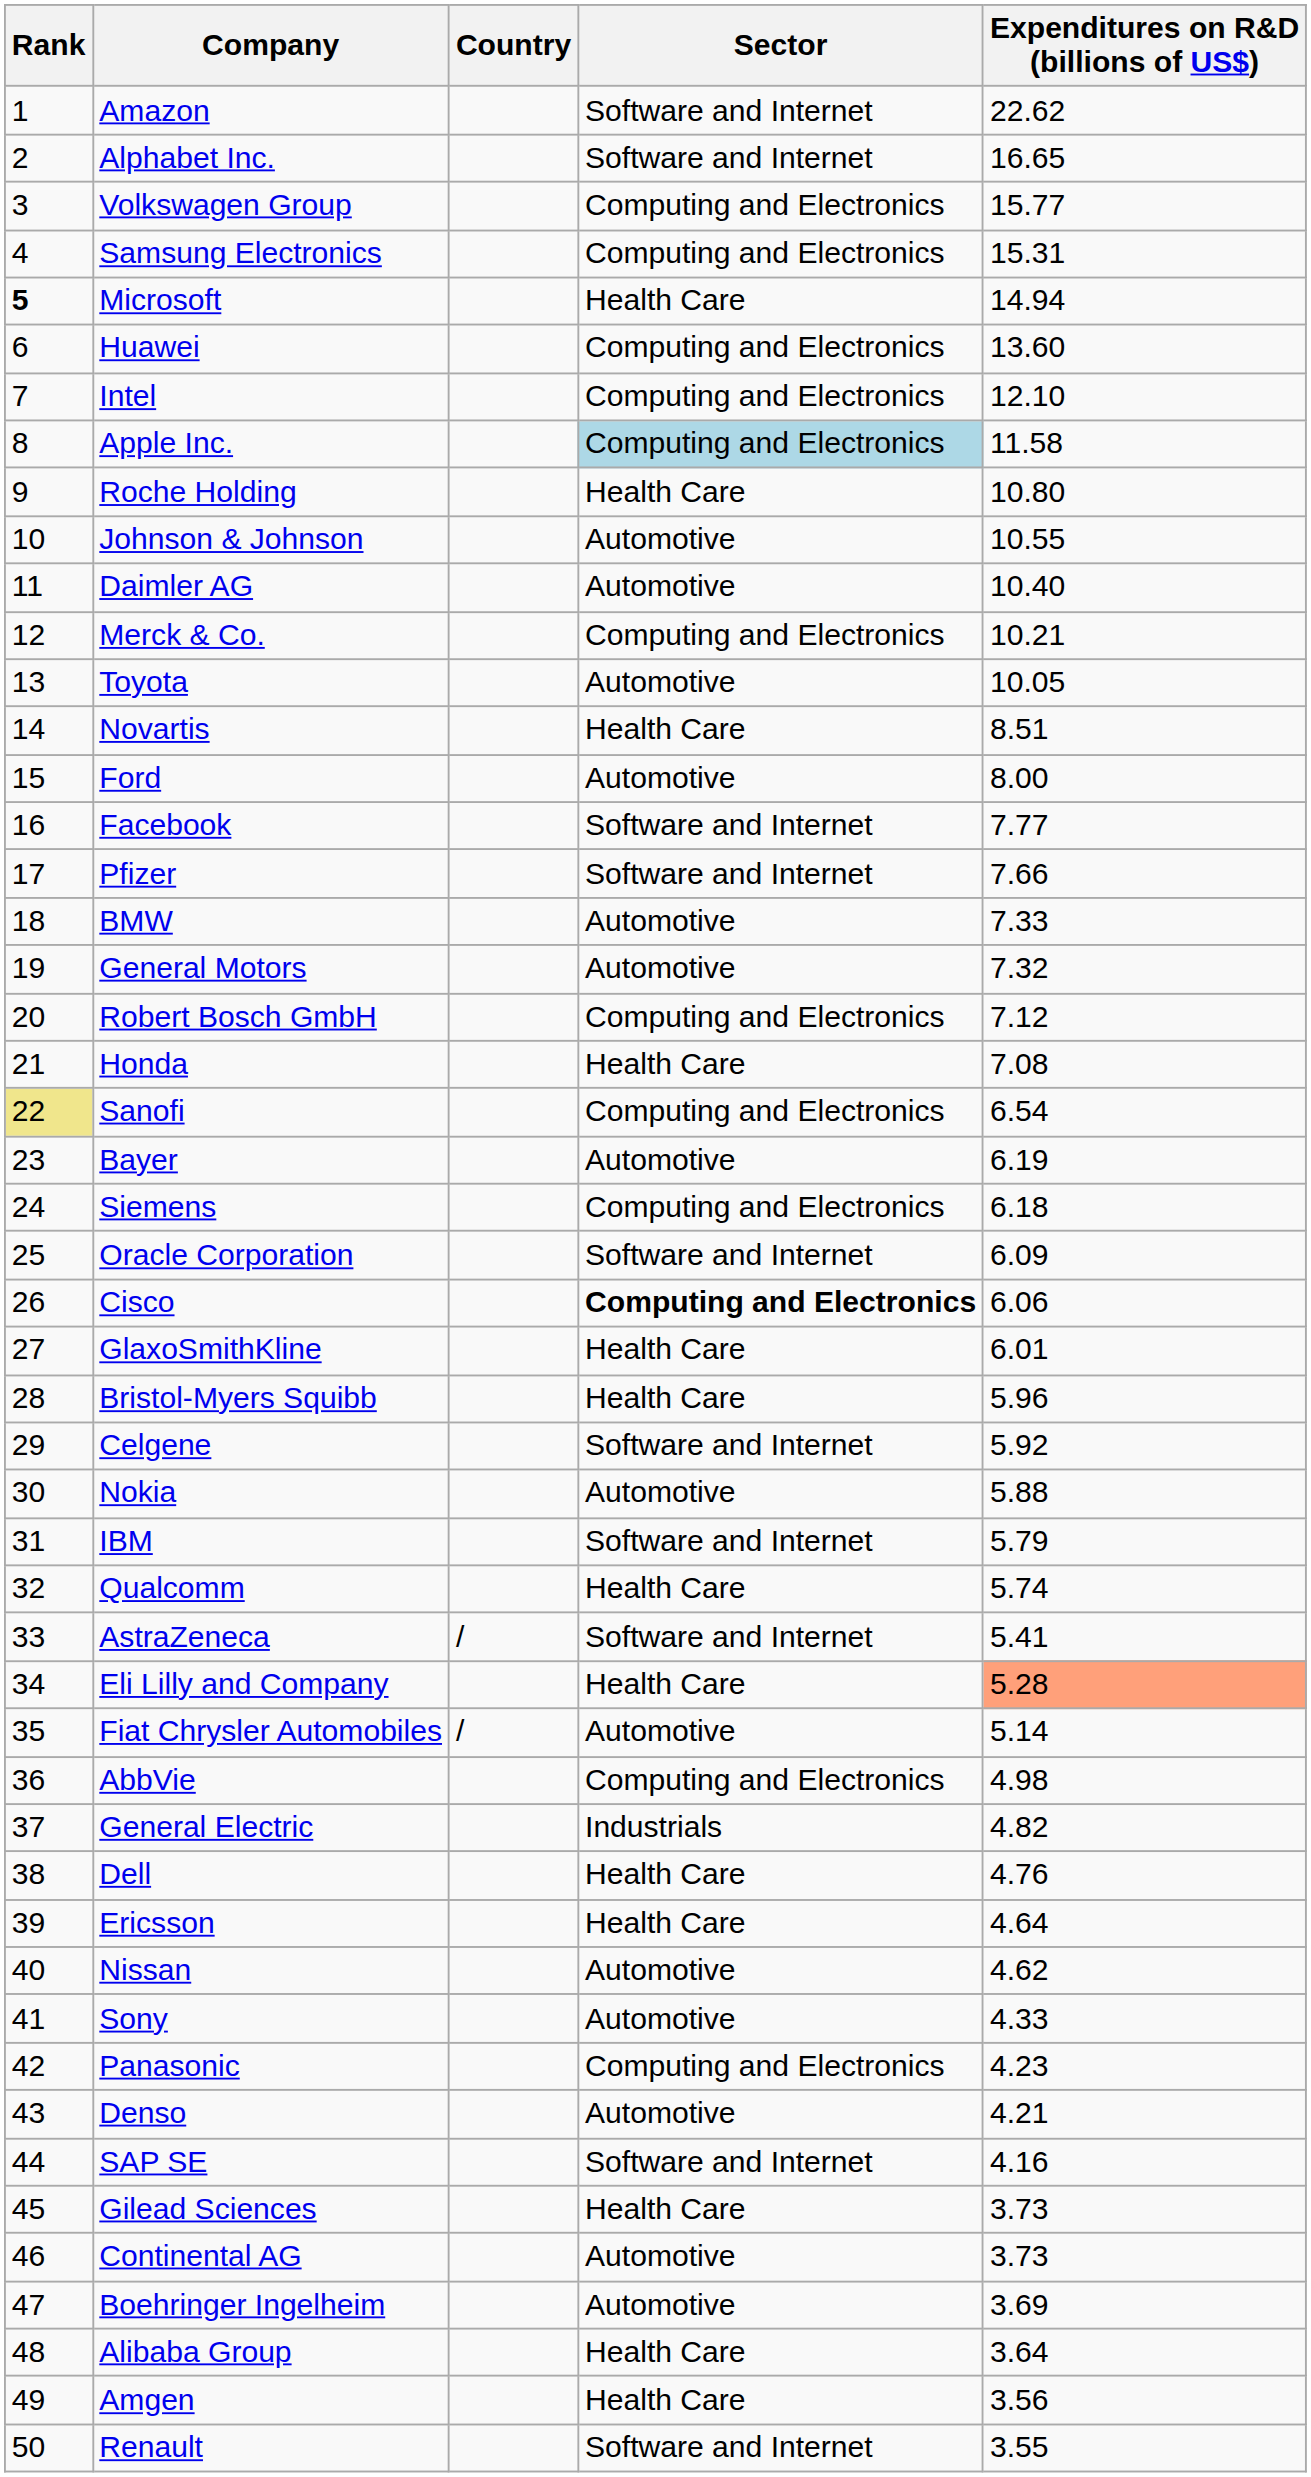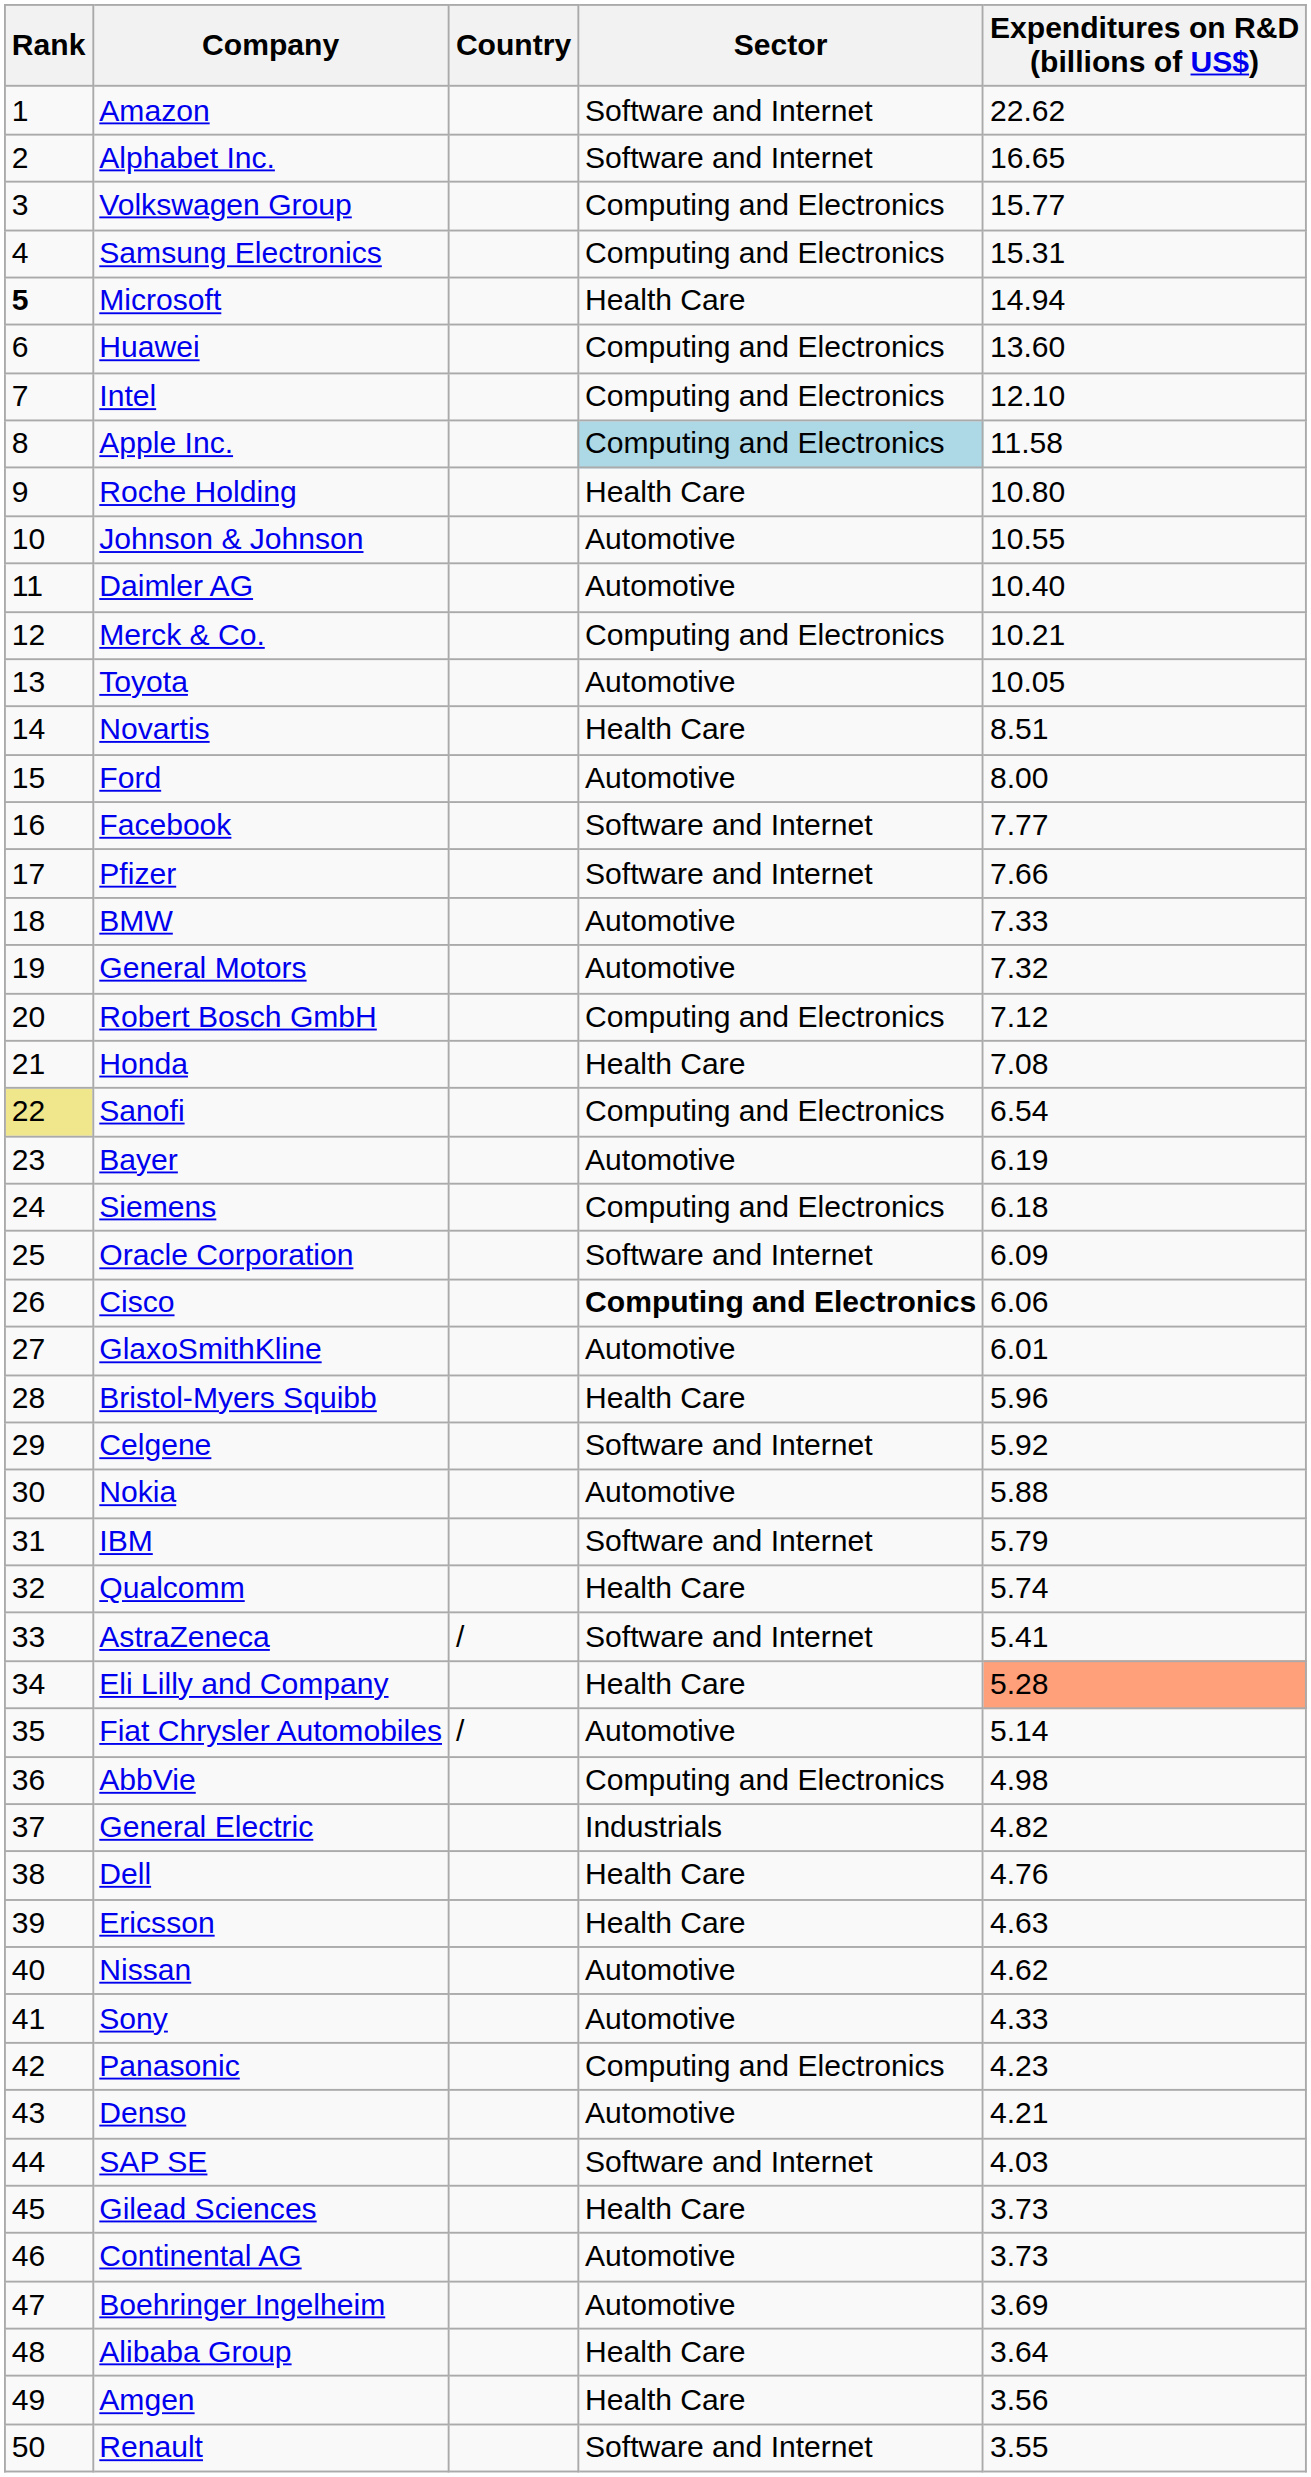(665, 1350) Health Care -> (660, 1350) Automotive
(1019, 1922) 4.64 -> (1019, 1922) 4.63
(1019, 2161) 4.16 -> (1019, 2161) 4.03
